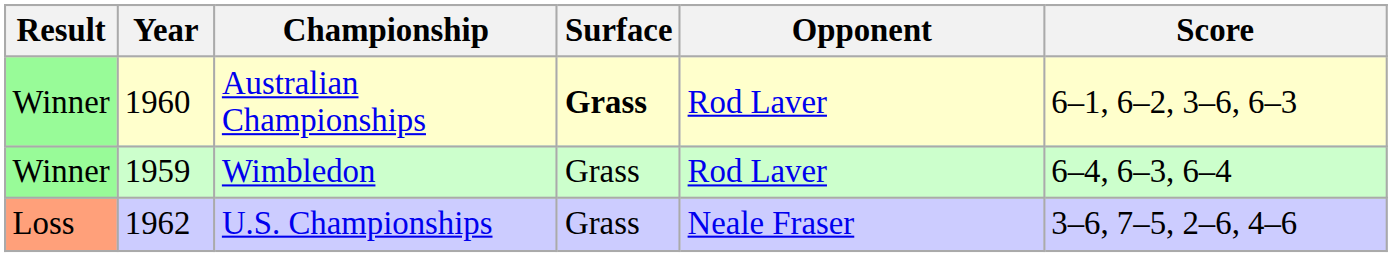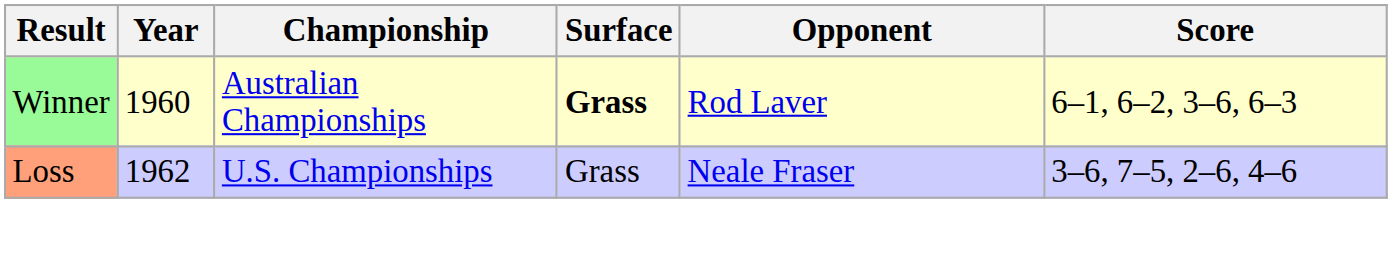- row: (299, 171)
